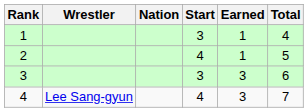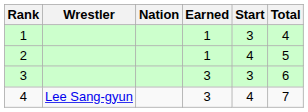columns swapped: (200, 14) <-> (243, 14)
